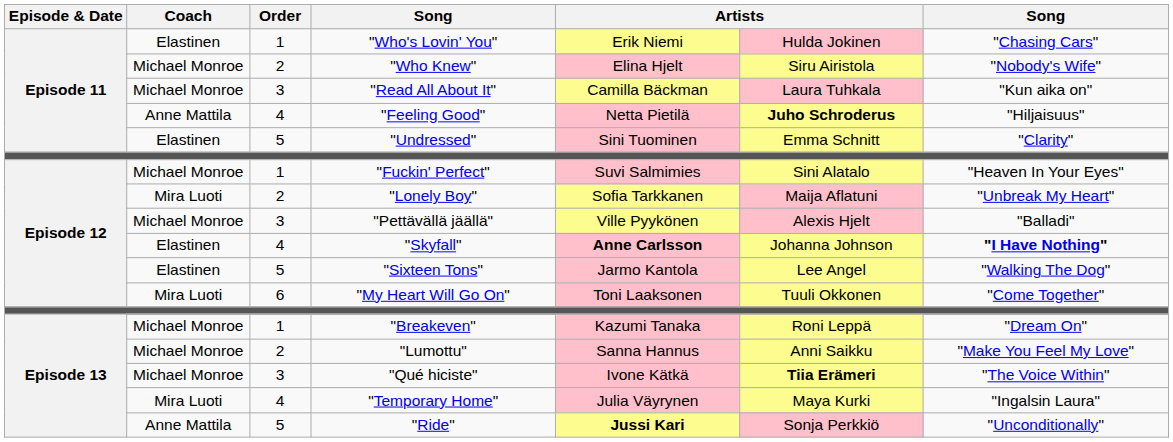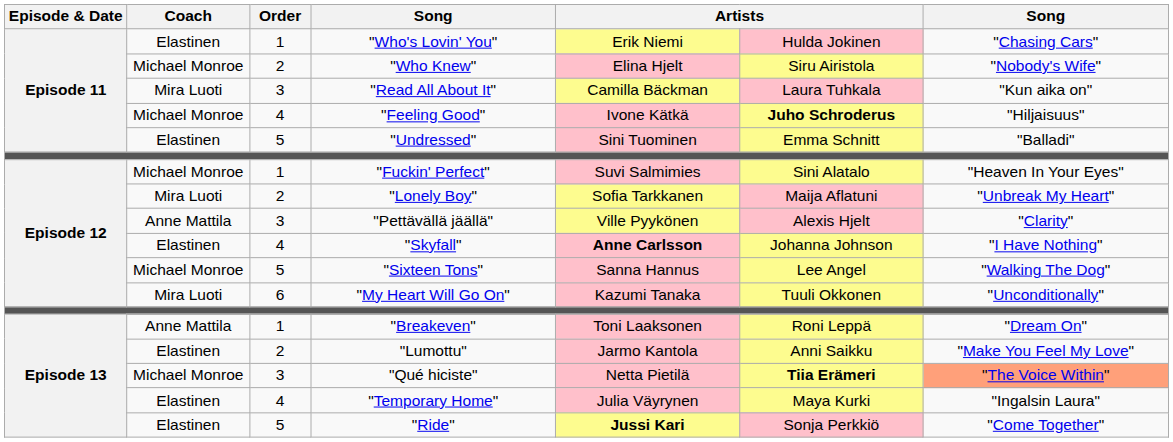(188, 90) Michael Monroe -> (188, 90) Mira Luoti
(188, 115) Anne Mattila -> (188, 115) Michael Monroe
(648, 115) Netta Pietilä -> (648, 115) Ivone Kätkä
(1046, 139) "Clarity" -> (1046, 139) "Balladi"
(188, 220) Michael Monroe -> (188, 220) Anne Mattila
(1046, 220) "Balladi" -> (1046, 220) "Clarity"
(1046, 245) bold -> (1046, 245) normal
(188, 270) Elastinen -> (188, 270) Michael Monroe
(648, 270) Jarmo Kantola -> (648, 270) Sanna Hannus
(648, 294) Toni Laaksonen -> (648, 294) Kazumi Tanaka
(1046, 294) "Come Together" -> (1046, 294) "Unconditionally"
(188, 326) Michael Monroe -> (188, 326) Anne Mattila
(648, 326) Kazumi Tanaka -> (648, 326) Toni Laaksonen
(188, 351) Michael Monroe -> (188, 351) Elastinen
(648, 351) Sanna Hannus -> (648, 351) Jarmo Kantola
(648, 375) Ivone Kätkä -> (648, 375) Netta Pietilä
(1046, 375) no background -> (1046, 375) lightsalmon background
(188, 400) Mira Luoti -> (188, 400) Elastinen
(188, 424) Anne Mattila -> (188, 424) Elastinen
(1046, 424) "Unconditionally" -> (1046, 424) "Come Together"
